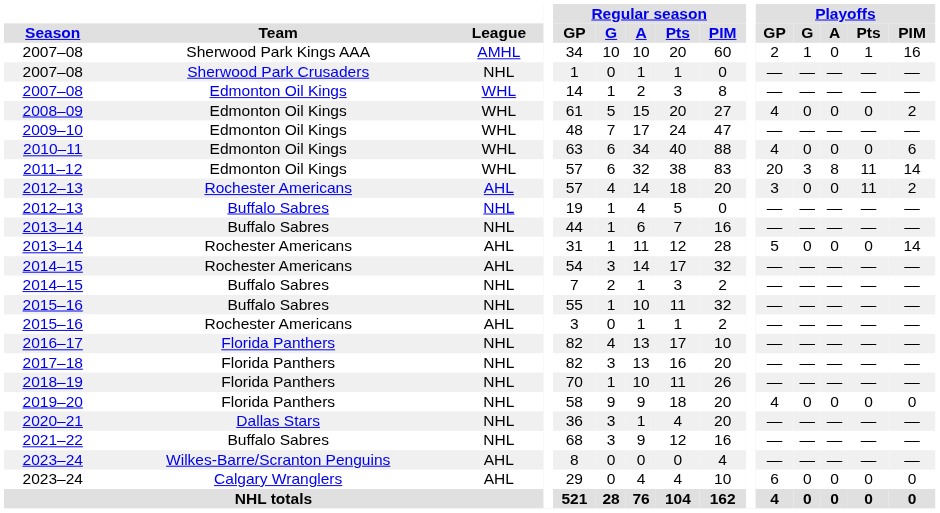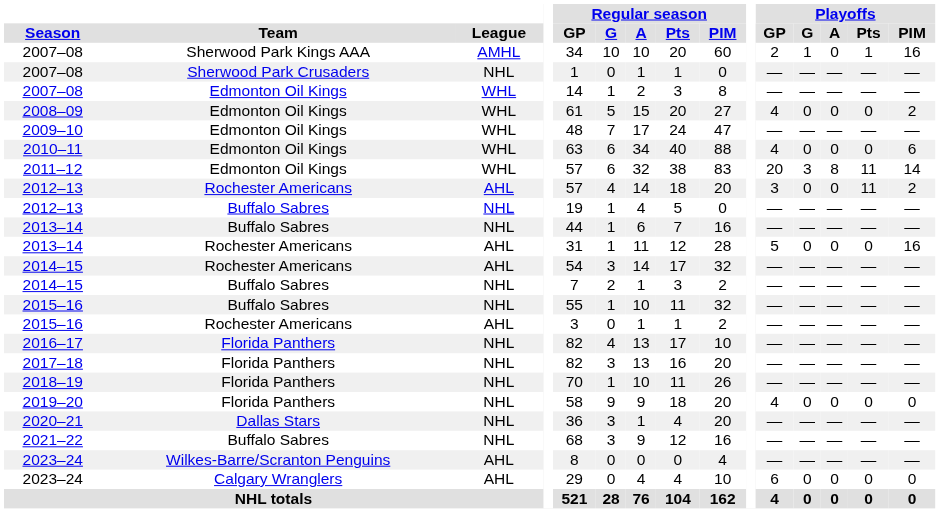(912, 246) 14 -> (912, 246) 16
